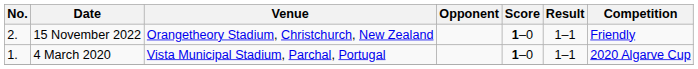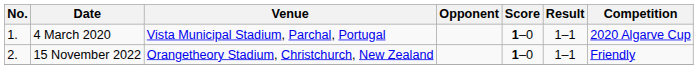rows swapped: (72, 54) <-> (87, 34)
